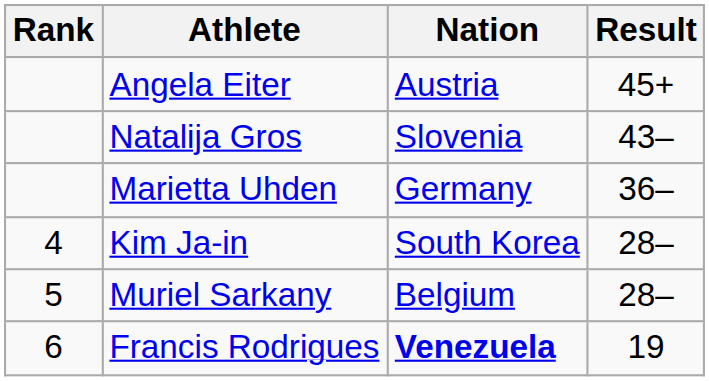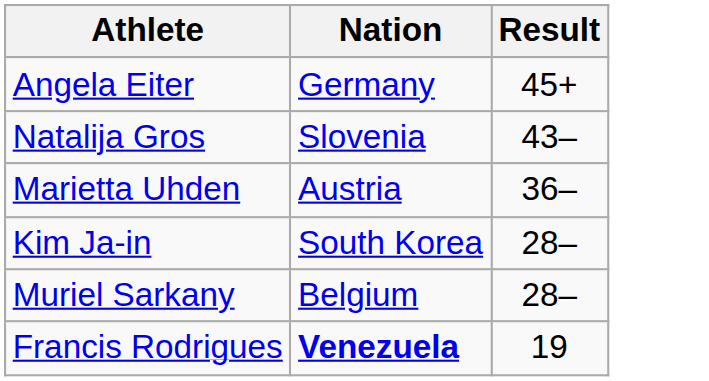- column: (53, 30)
(447, 83) Austria -> (367, 83) Germany
(463, 189) Germany -> (350, 189) Austria
